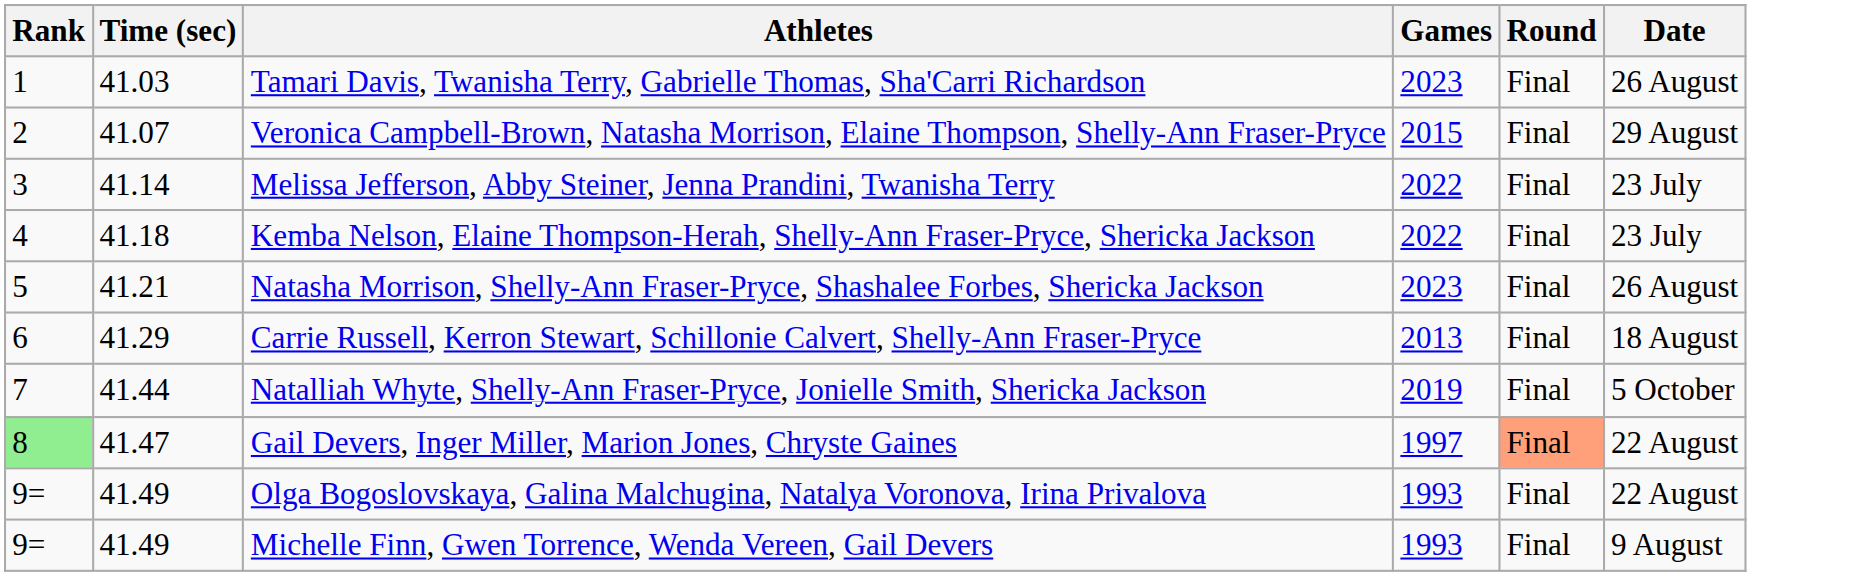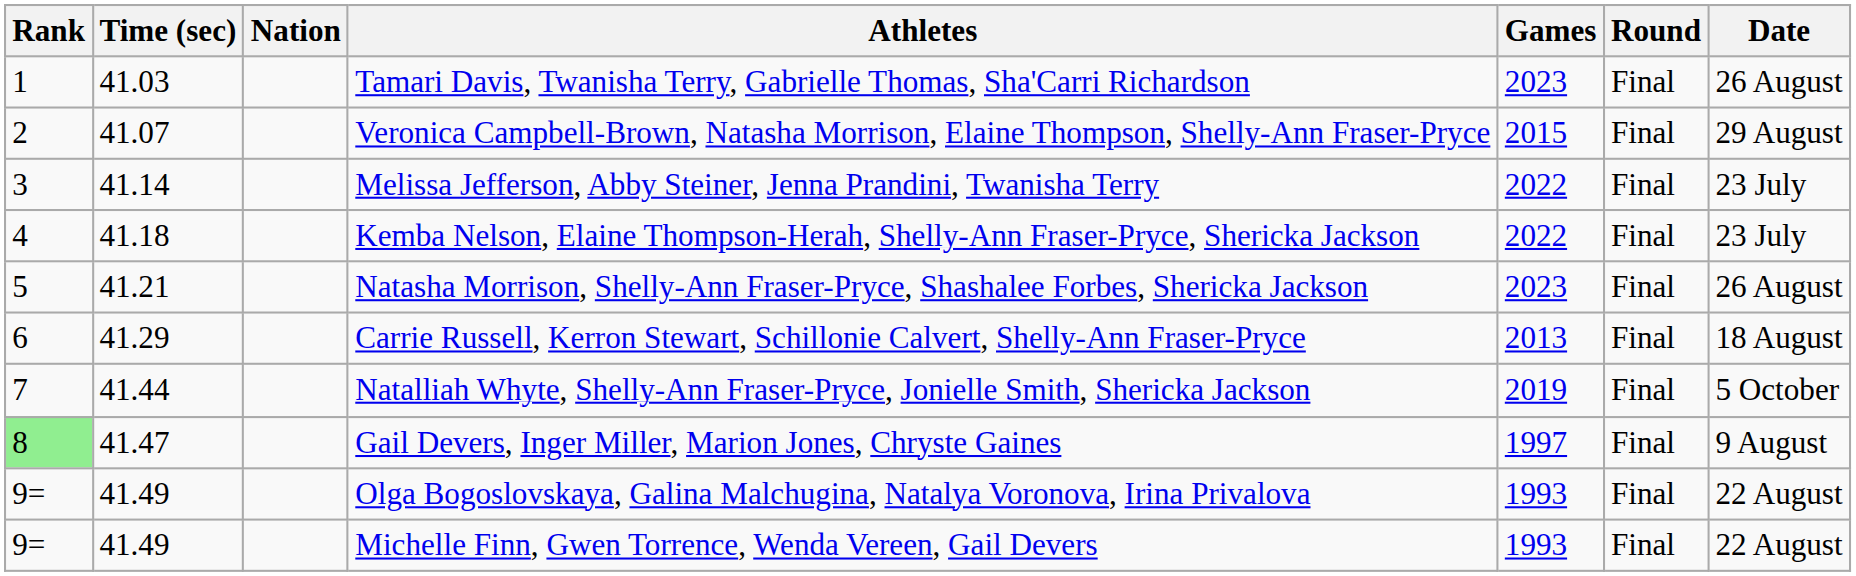+ column: (296, 30)
(1539, 441) lightsalmon background -> (1643, 441) no background
(1675, 441) 22 August -> (1771, 441) 9 August
(1667, 544) 9 August -> (1779, 544) 22 August
